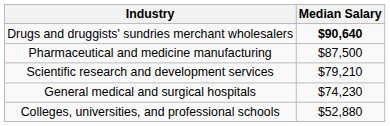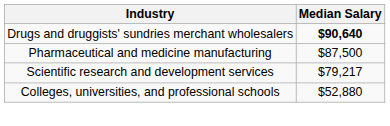(340, 72) $79,210 -> (340, 72) $79,217
- row: (150, 92)
